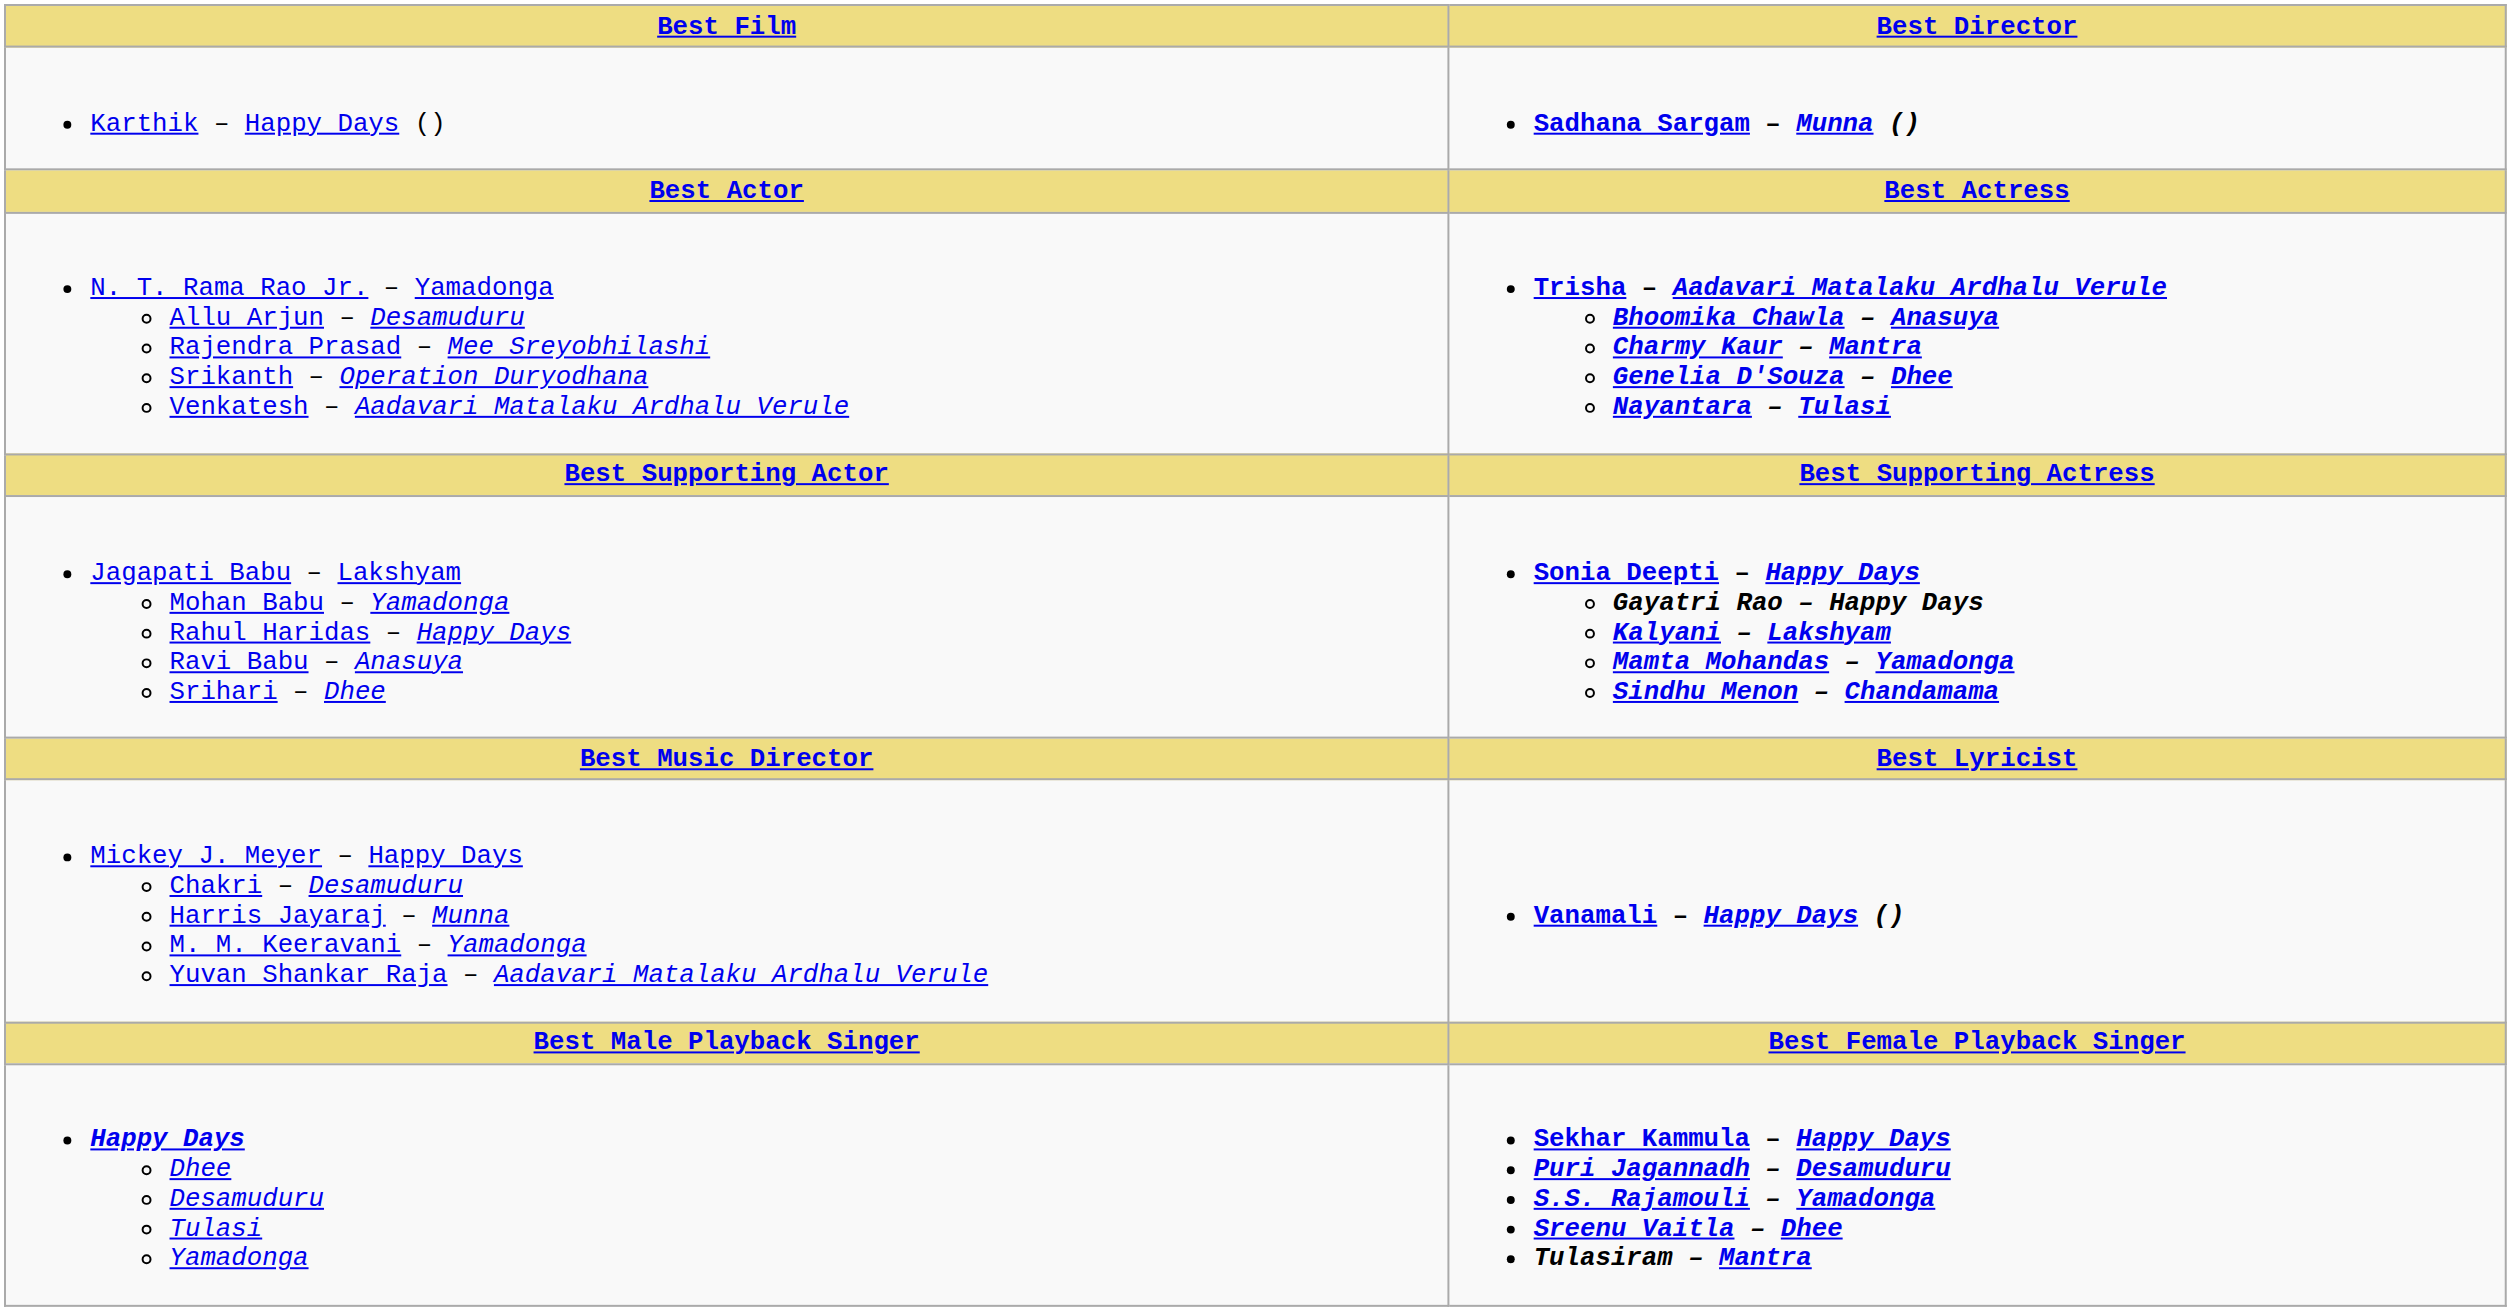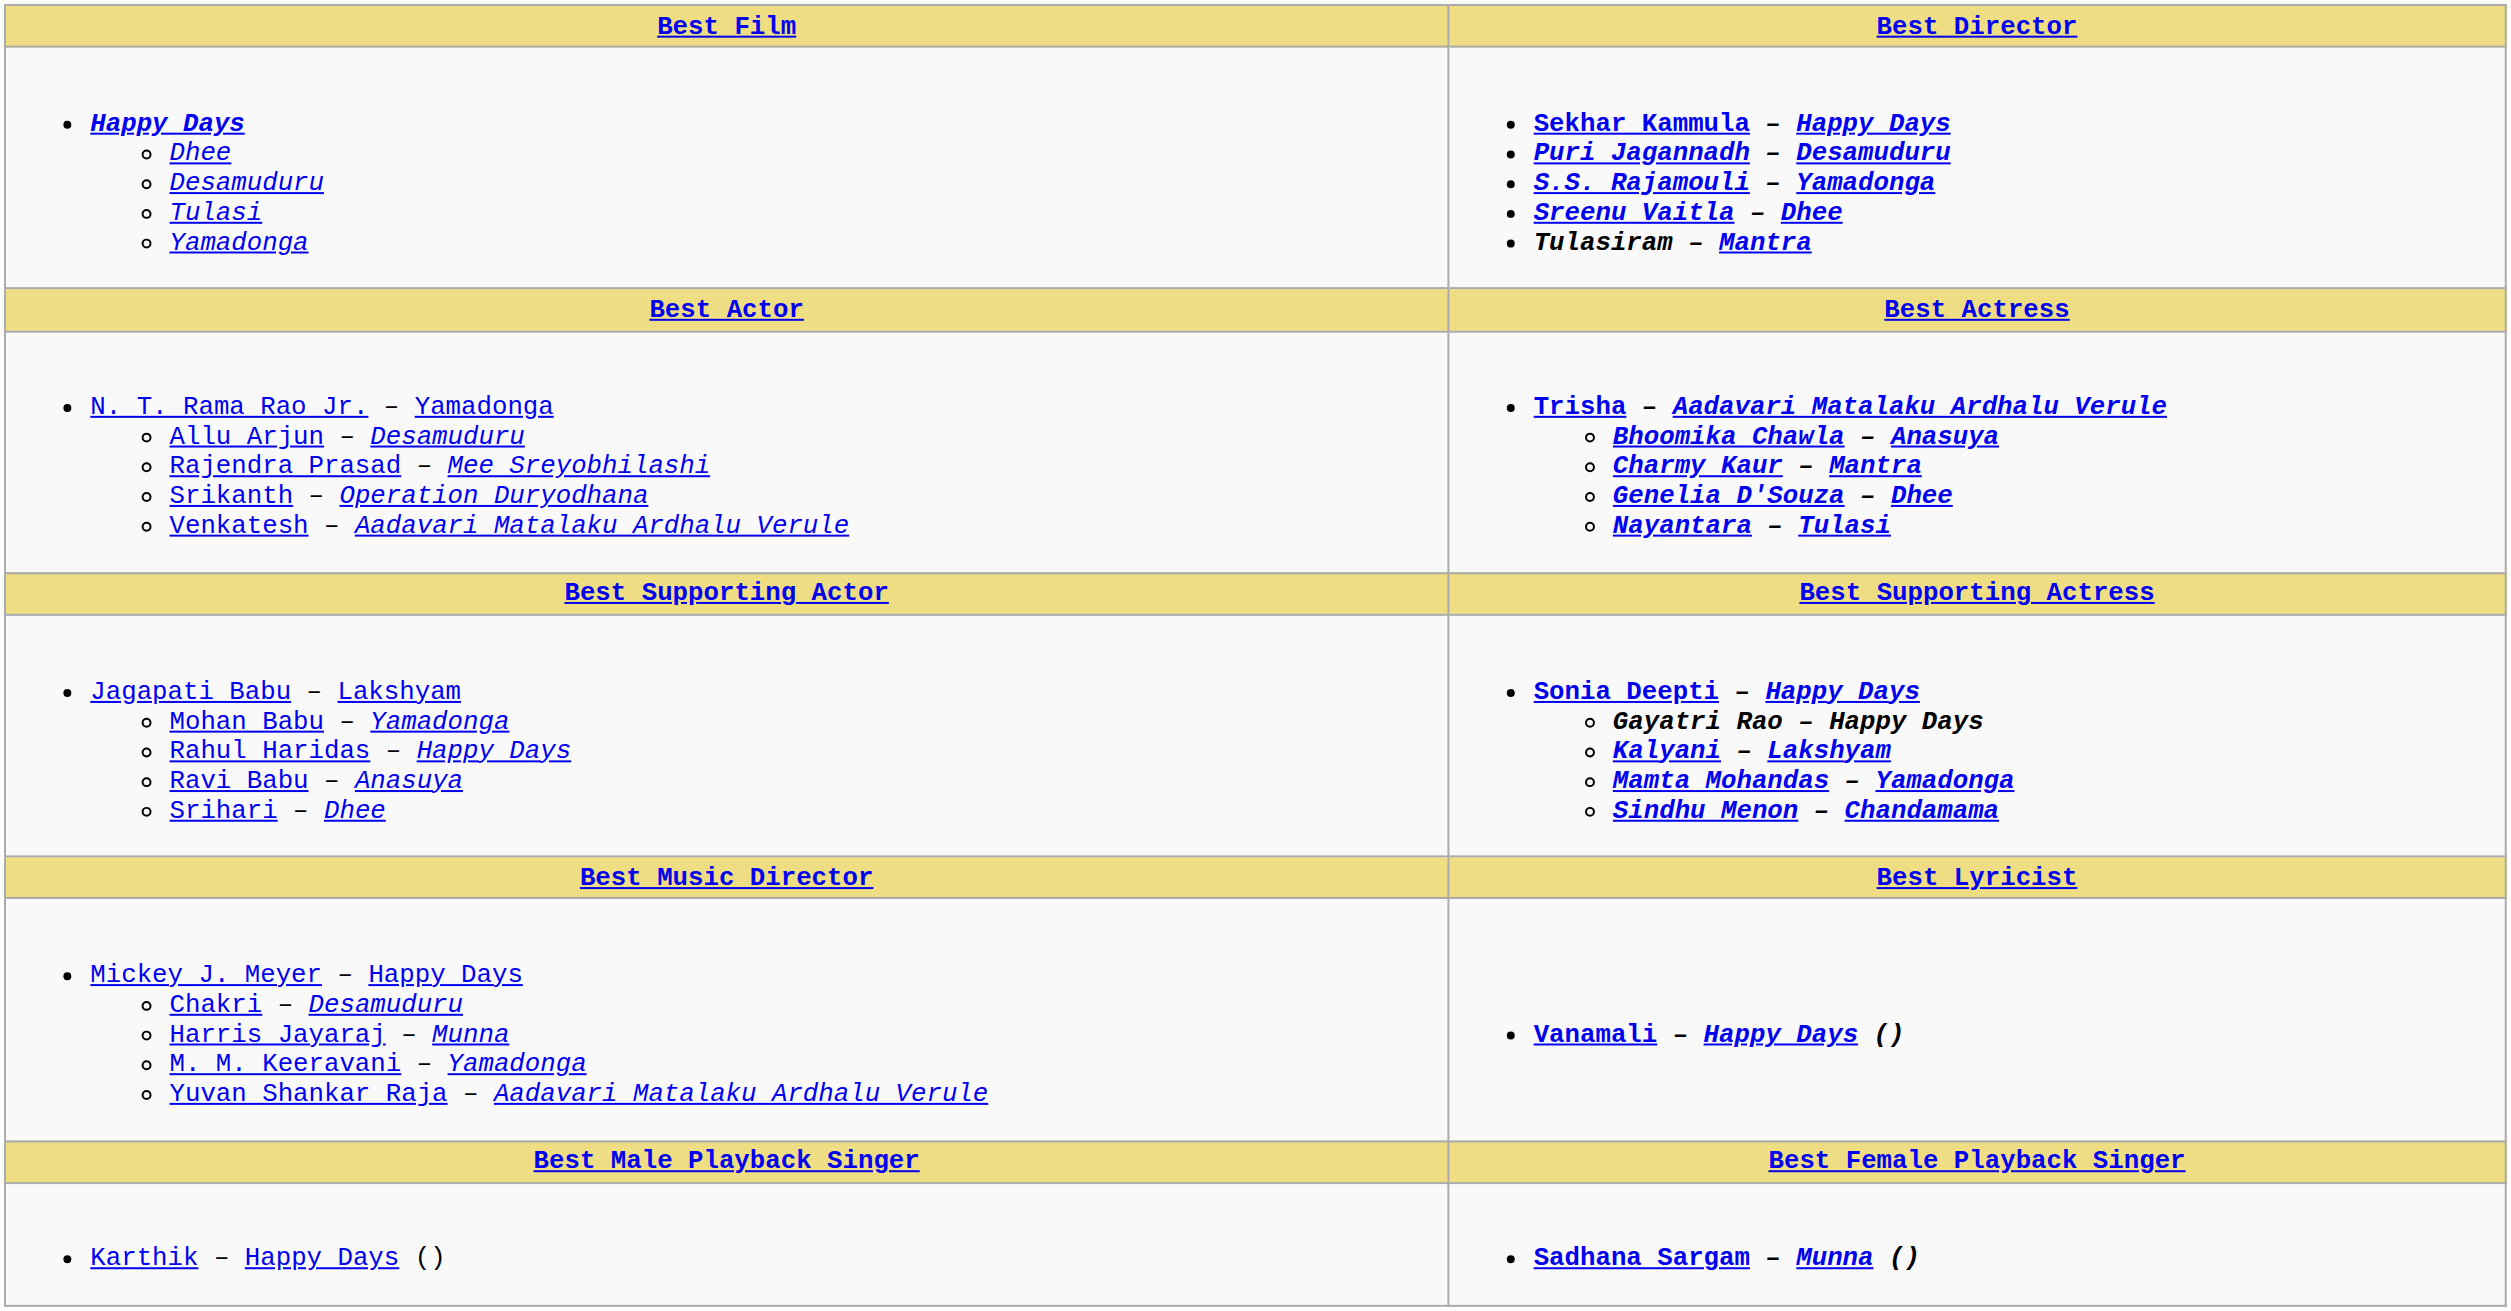rows swapped: (727, 1199) <-> (727, 123)
